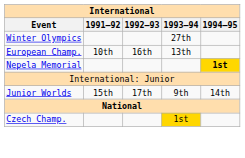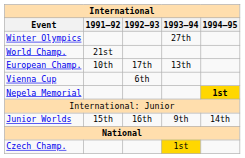+ row: (36, 52)
(142, 52) 16th -> (142, 65) 17th
+ row: (31, 79)
(142, 92) 17th -> (142, 120) 16th
